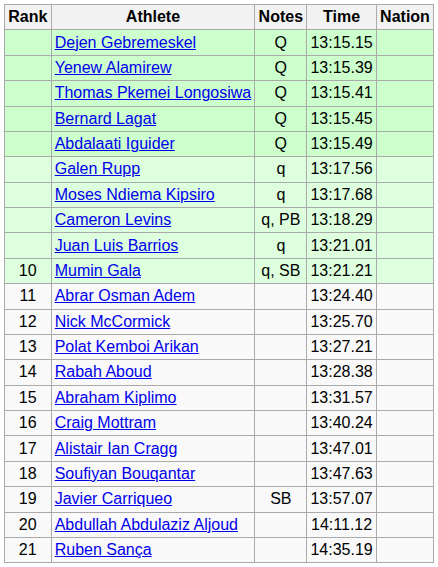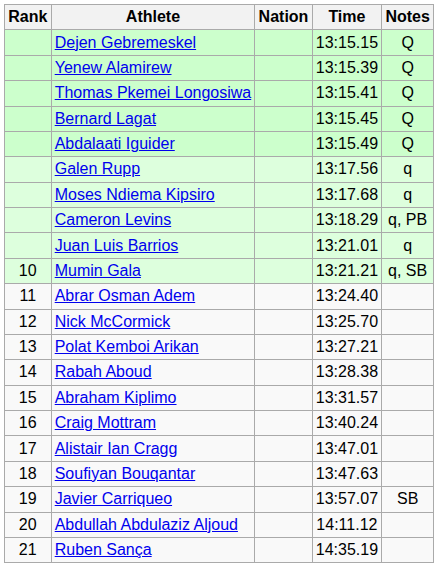columns swapped: (405, 17) <-> (281, 17)
